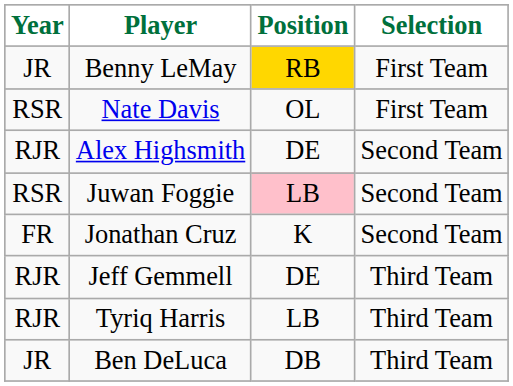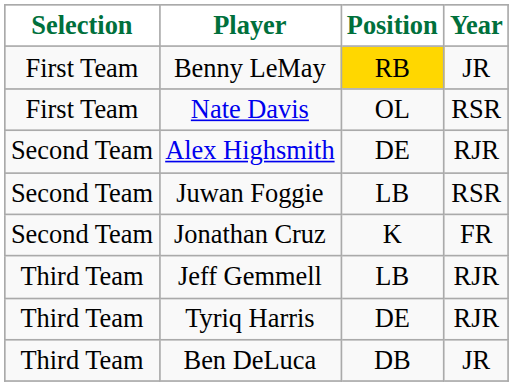columns swapped: (432, 25) <-> (37, 25)
(303, 192) pink background -> (392, 192) no background
(303, 276) DE -> (392, 276) LB
(303, 318) LB -> (392, 318) DE
